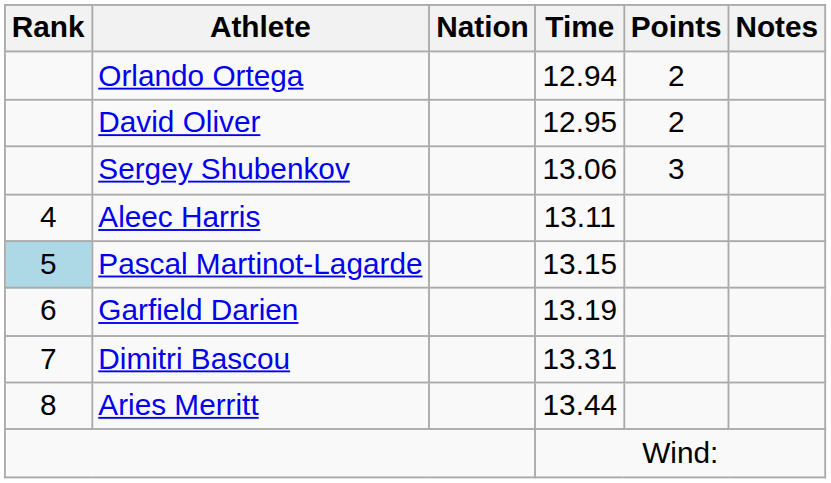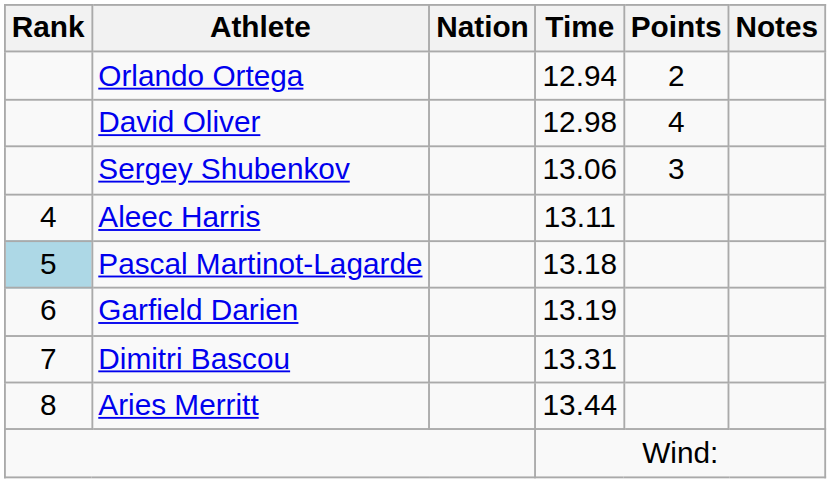(580, 122) 12.95 -> (580, 122) 12.98
(676, 122) 2 -> (676, 122) 4
(580, 264) 13.15 -> (580, 264) 13.18
